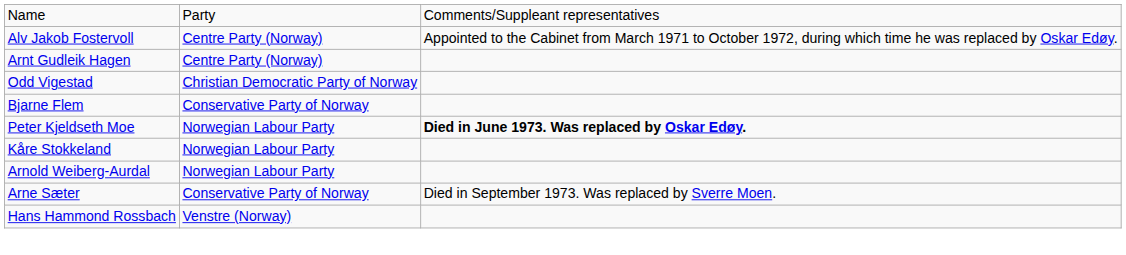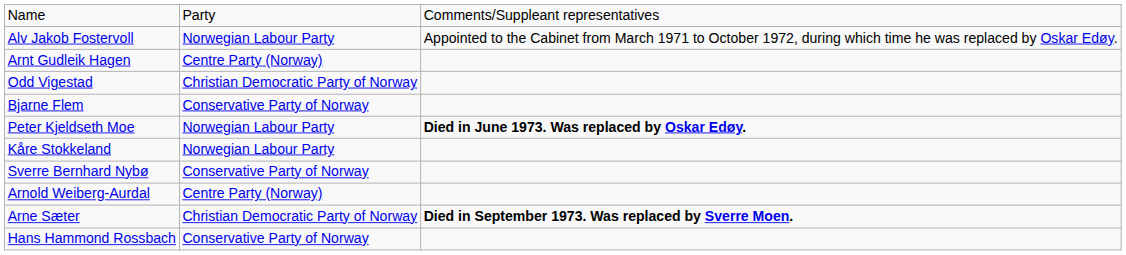(252, 37) Centre Party (Norway) -> (258, 37) Norwegian Labour Party
+ row: (78, 171)
(258, 171) Norwegian Labour Party -> (252, 194) Centre Party (Norway)
(276, 194) Conservative Party of Norway -> (300, 216) Christian Democratic Party of Norway
(600, 194) normal -> (608, 216) bold
(237, 216) Venstre (Norway) -> (276, 238) Conservative Party of Norway
